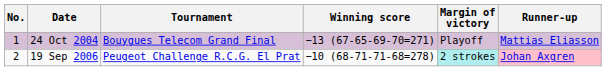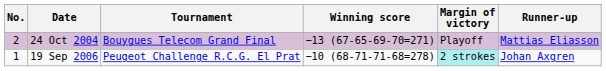(16, 41) 1 -> (16, 41) 2
(16, 58) 2 -> (16, 58) 1
(537, 58) pink background -> (537, 58) no background
